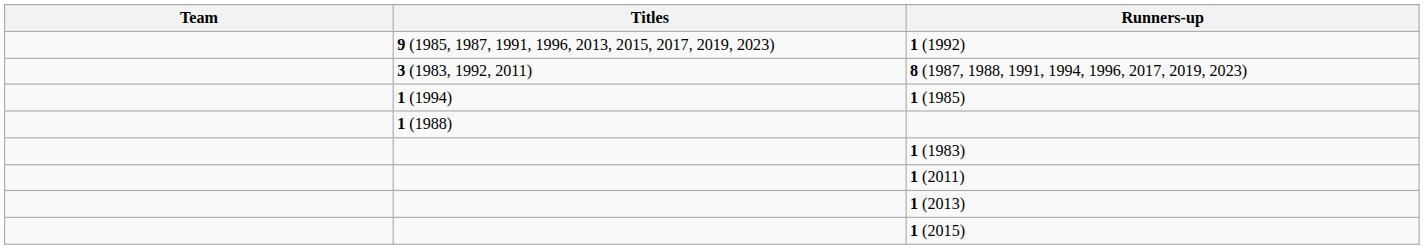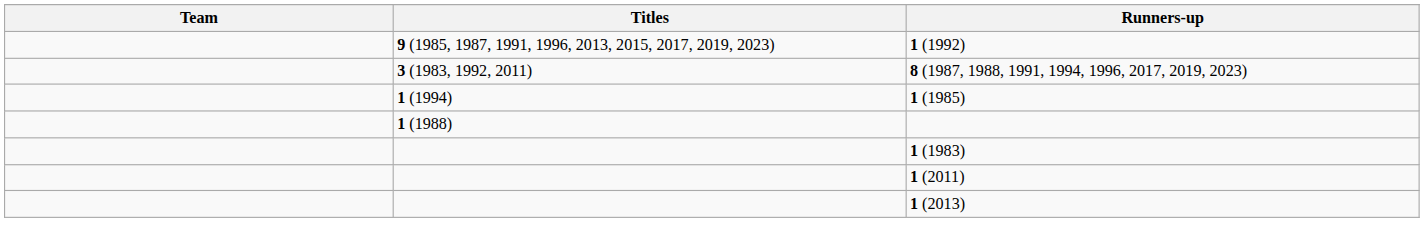- row: (938, 230)
